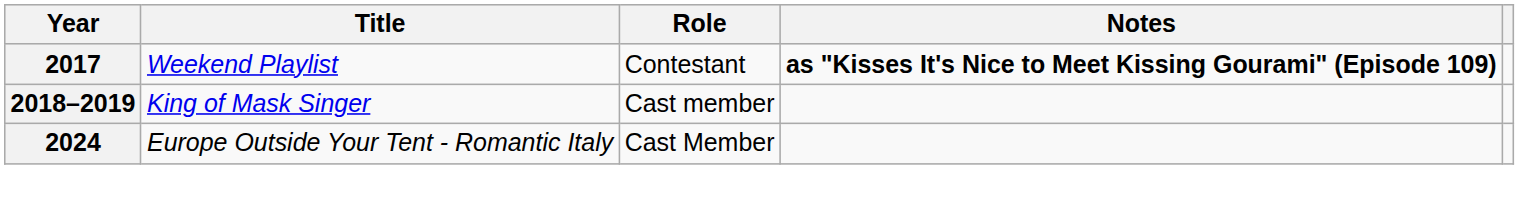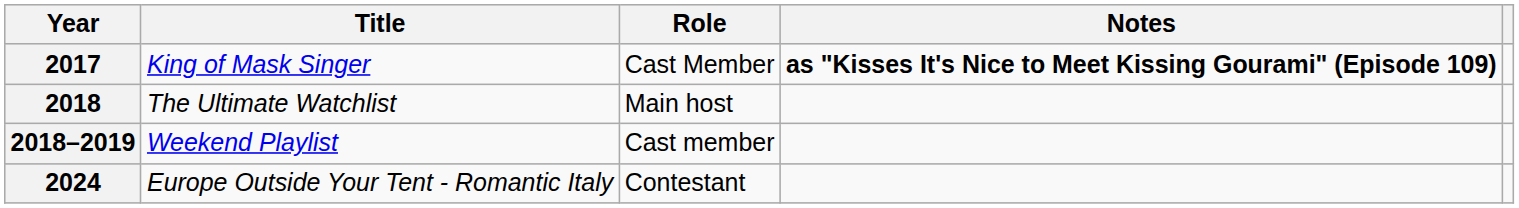(242, 63) Weekend Playlist -> (259, 63) King of Mask Singer
(685, 63) Contestant -> (700, 63) Cast Member
+ row: (73, 103)
(259, 103) King of Mask Singer -> (242, 143) Weekend Playlist
(700, 143) Cast Member -> (685, 182) Contestant
